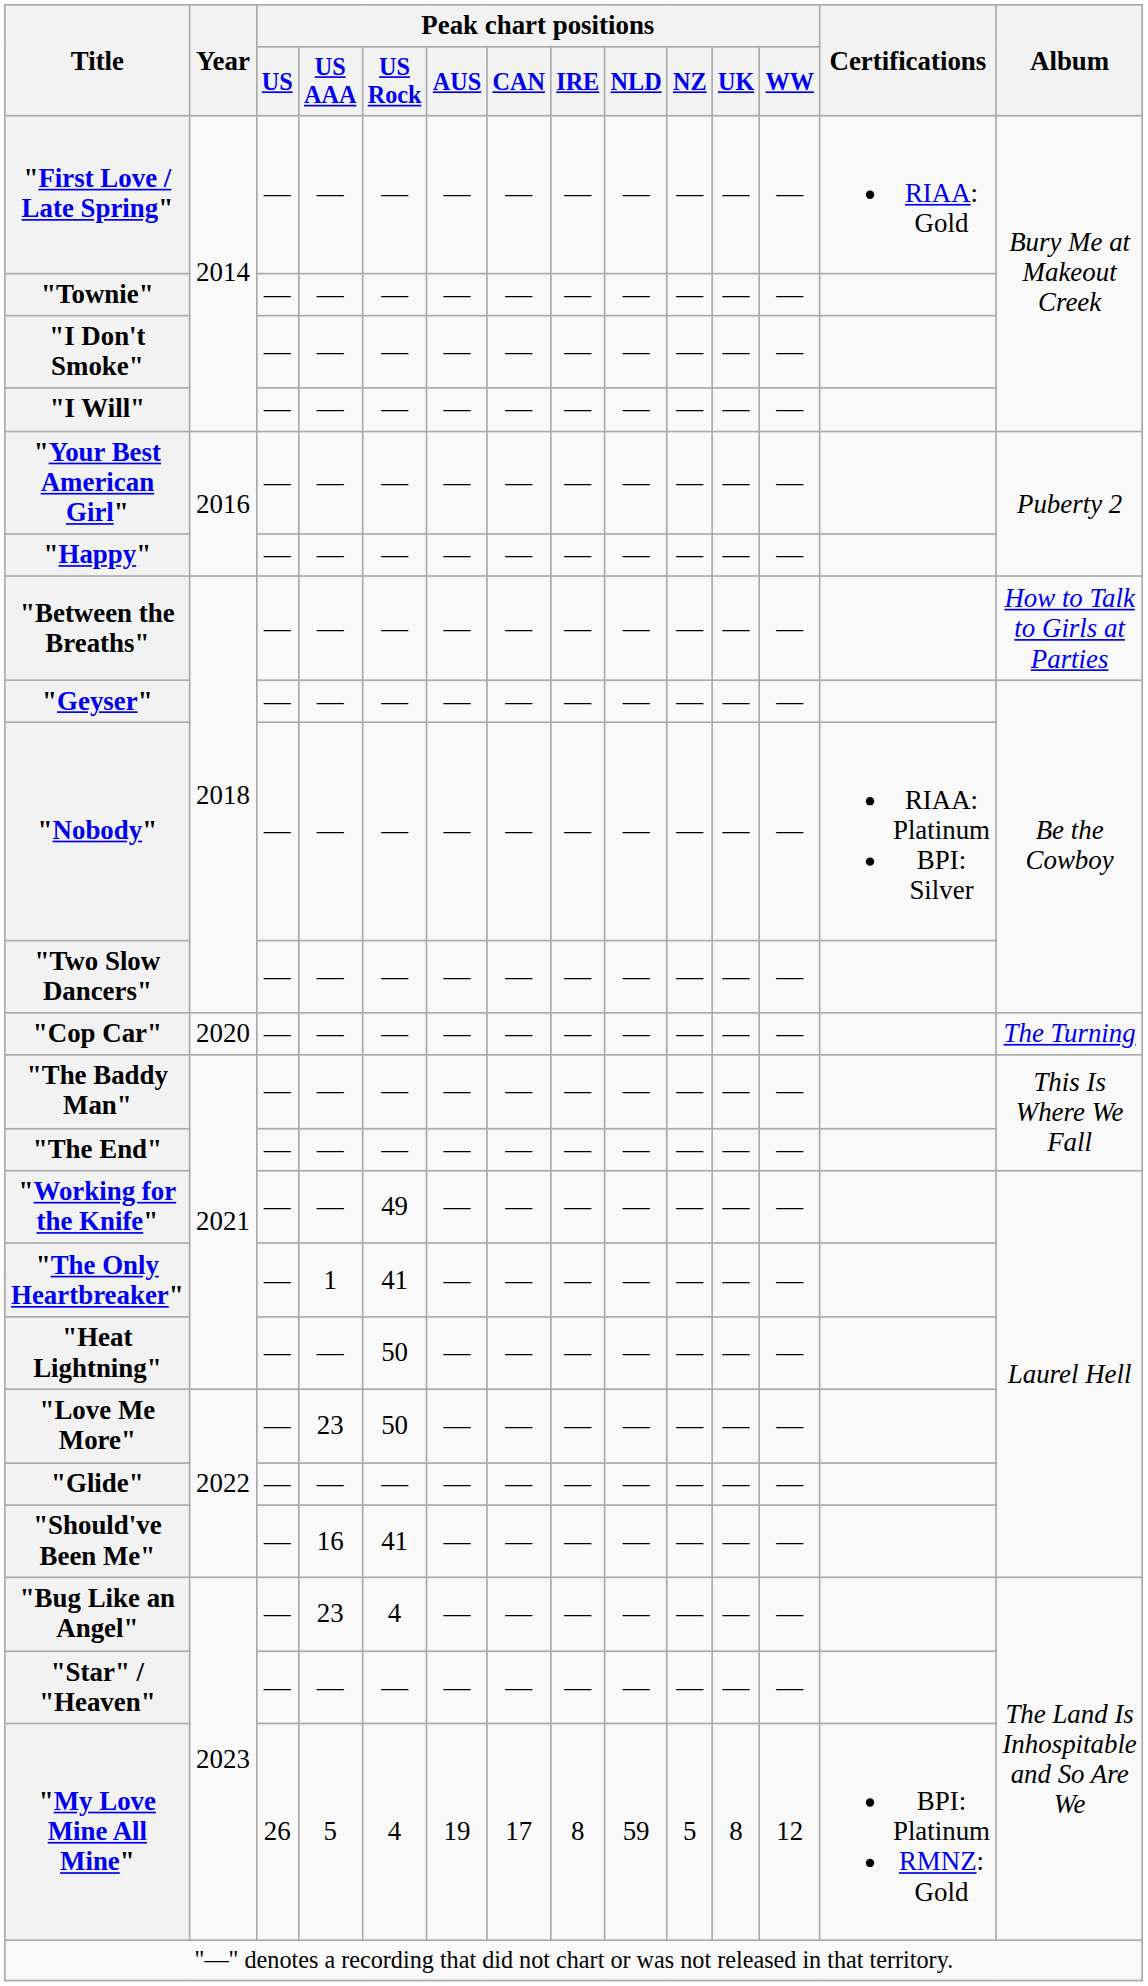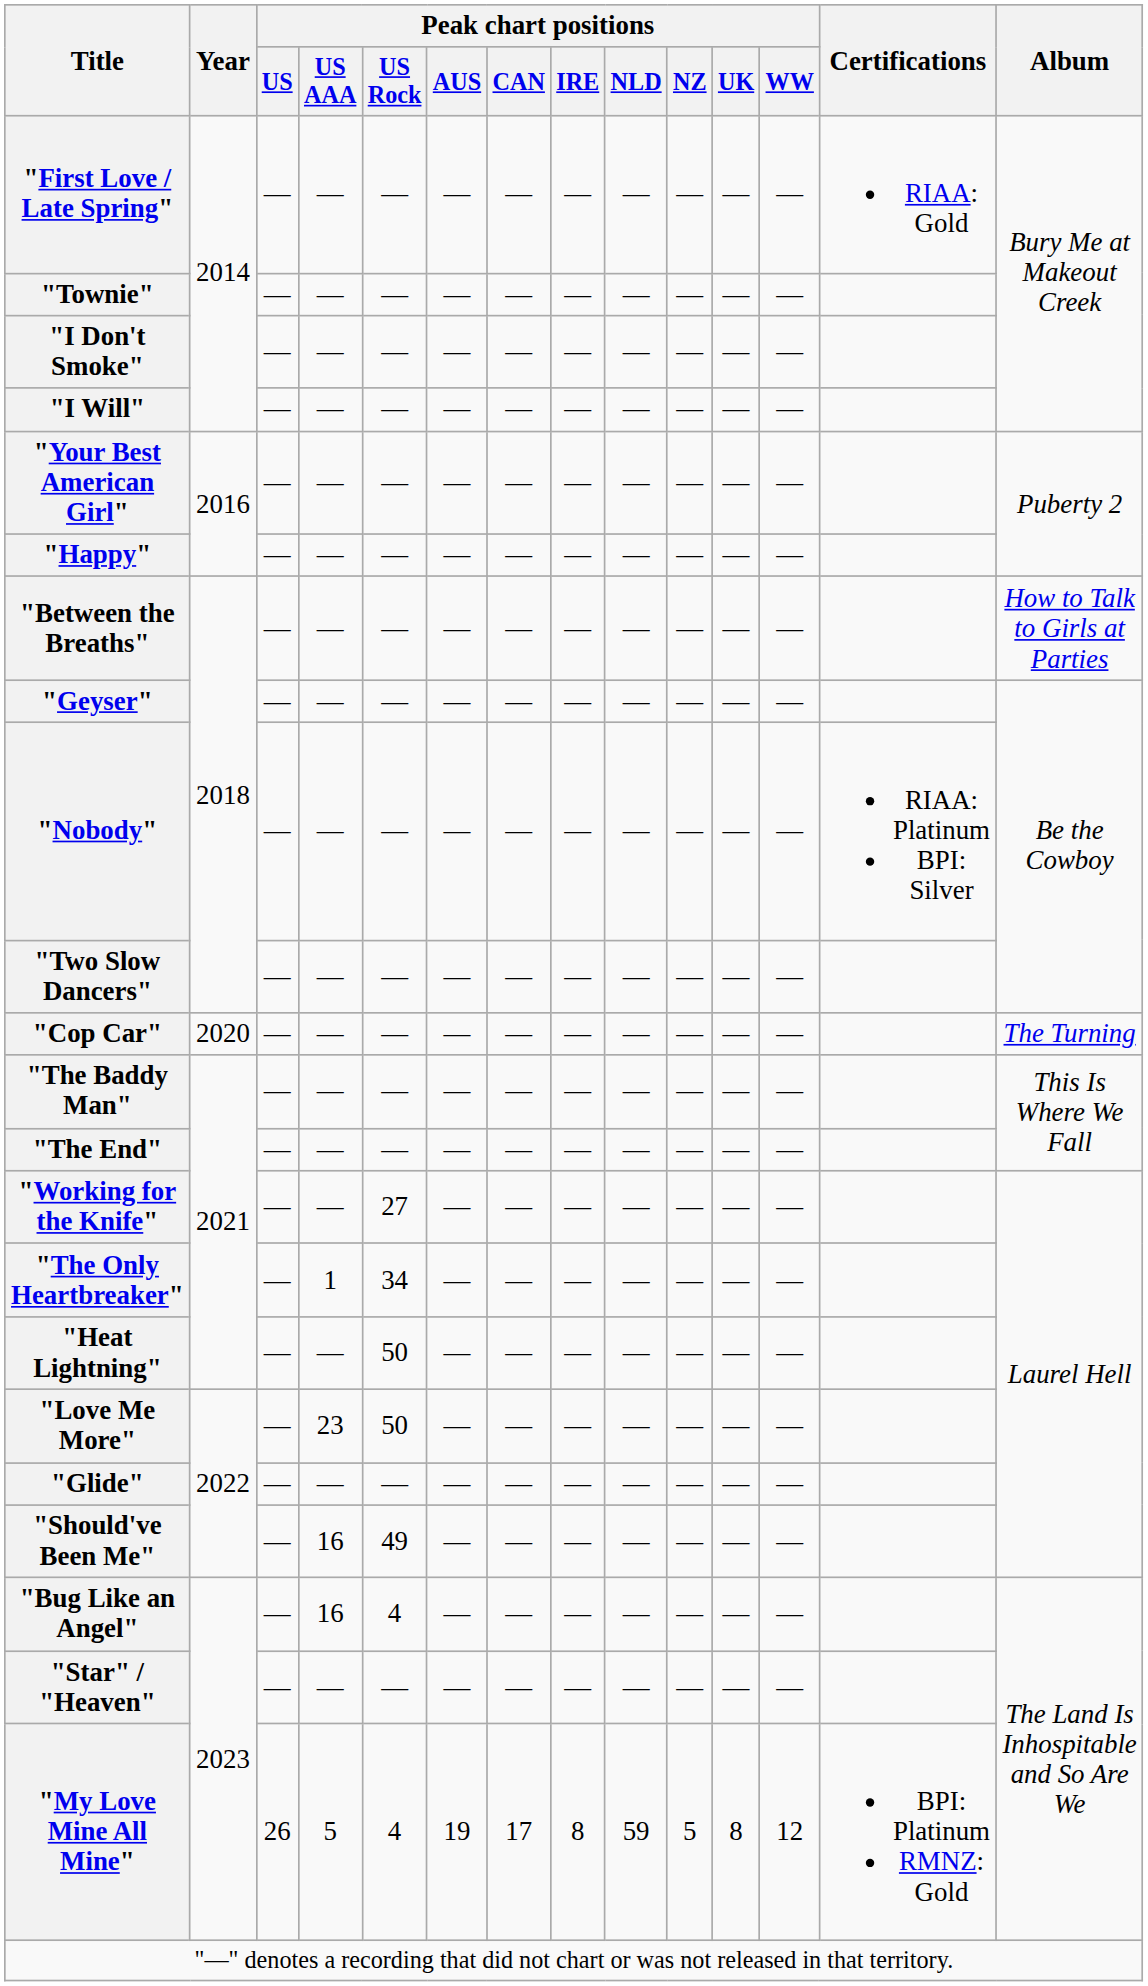(395, 1206) 49 -> (395, 1206) 27
(395, 1279) 41 -> (395, 1279) 34
(395, 1540) 41 -> (395, 1540) 49
(330, 1613) 23 -> (330, 1613) 16
